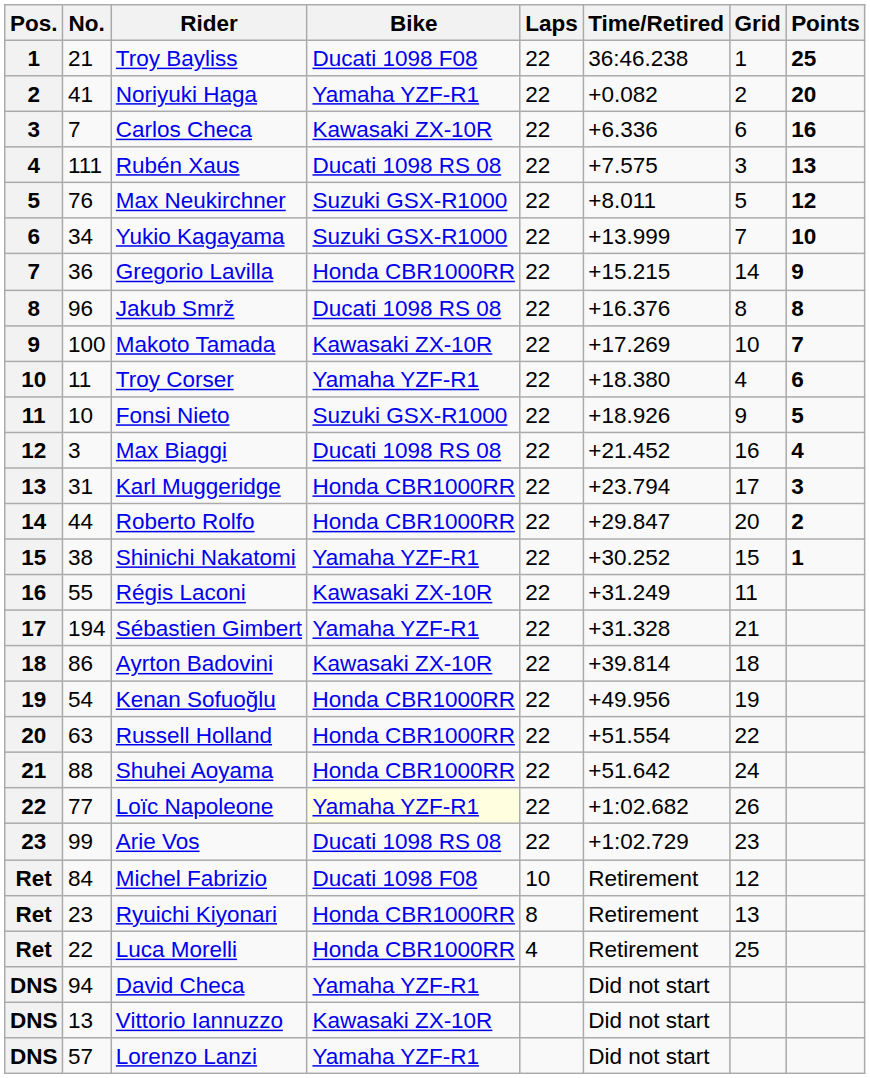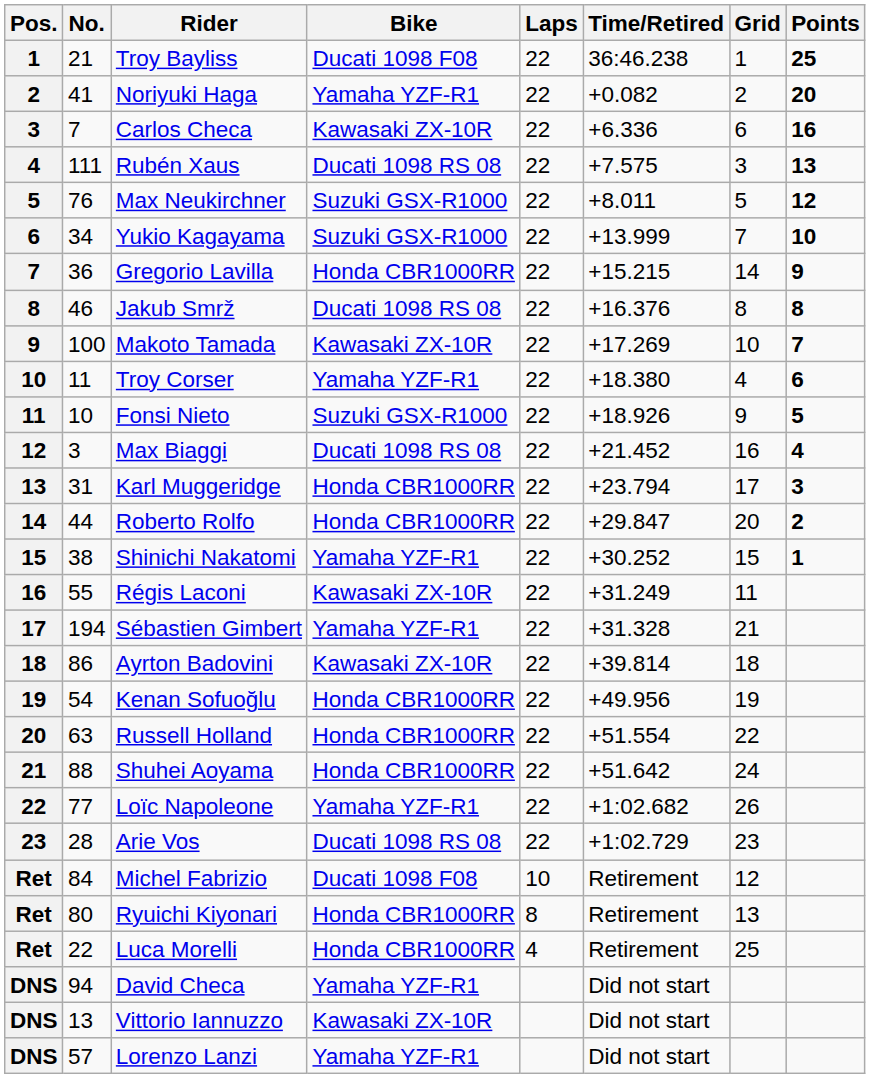(80, 308) 96 -> (80, 308) 46
(396, 806) lightyellow background -> (396, 806) no background
(80, 842) 99 -> (80, 842) 28
(80, 913) 23 -> (80, 913) 80
